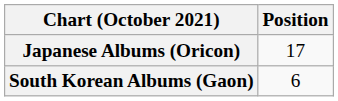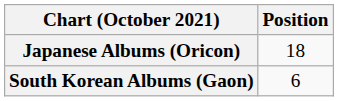(295, 50) 17 -> (295, 50) 18
